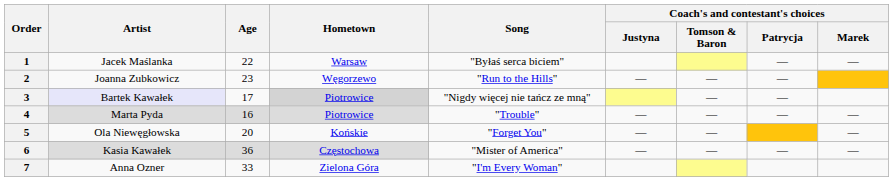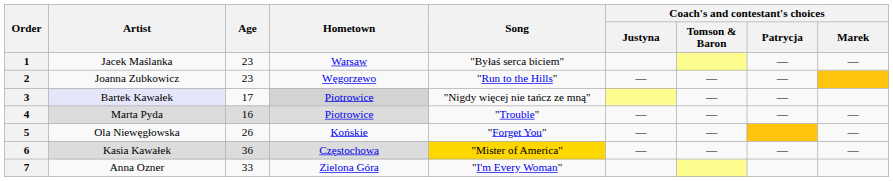(247, 61) 22 -> (247, 61) 23
(247, 132) 20 -> (247, 132) 26
(517, 150) no background -> (517, 150) gold background
